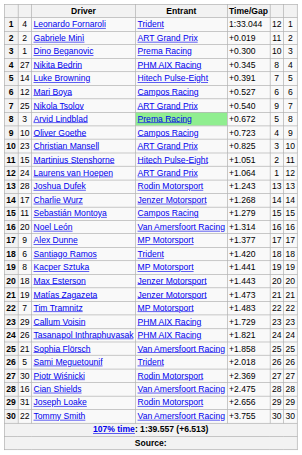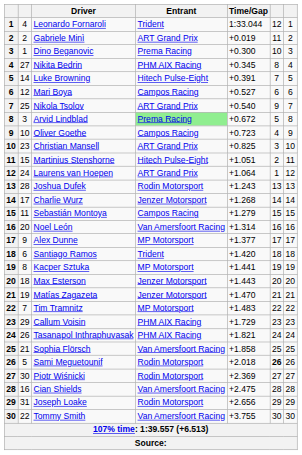(242, 294) +1.473 -> (242, 294) +1.470
(151, 362) Trident -> (170, 362) Rodin Motorsport
(277, 362) normal -> (277, 362) bold
